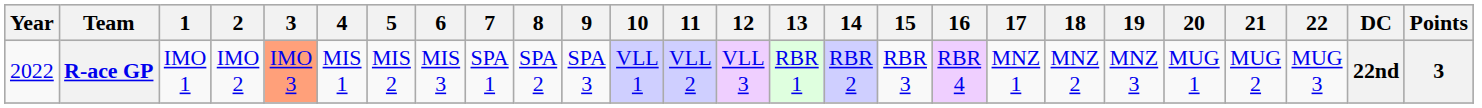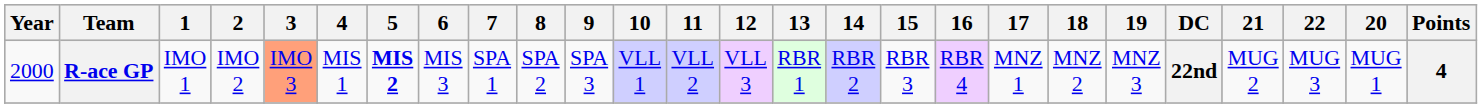columns swapped: (1194, 22) <-> (1376, 22)
(32, 71) 2022 -> (32, 71) 2000
(391, 71) normal -> (393, 71) bold
(1439, 71) 3 -> (1441, 71) 4
